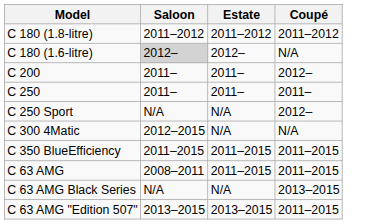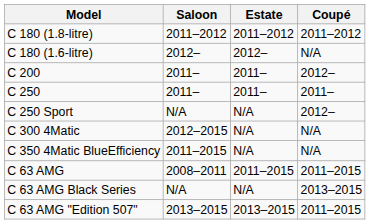(161, 53) lightgrey background -> (183, 53) no background
- row: (64, 151)
+ row: (84, 151)
